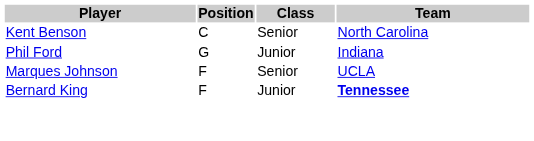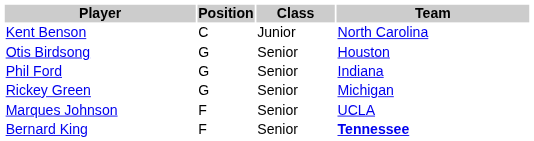(278, 32) Senior -> (276, 32) Junior
+ row: (48, 52)
(276, 52) Junior -> (278, 71) Senior
+ row: (48, 91)
(276, 91) Junior -> (278, 129) Senior
